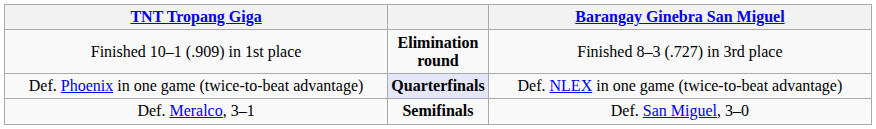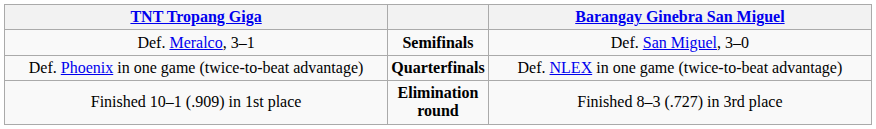rows swapped: (196, 51) <-> (196, 111)
(438, 85) lavender background -> (438, 67) no background
